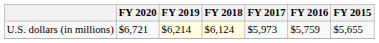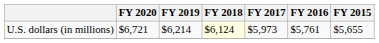(176, 30) lightyellow background -> (176, 30) no background
(305, 30) $5,759 -> (305, 30) $5,761
